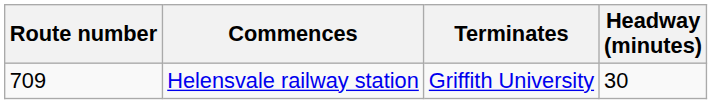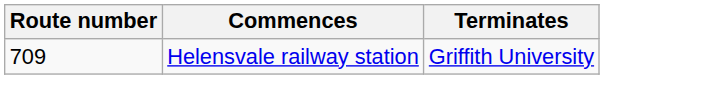- column: (653, 33)
